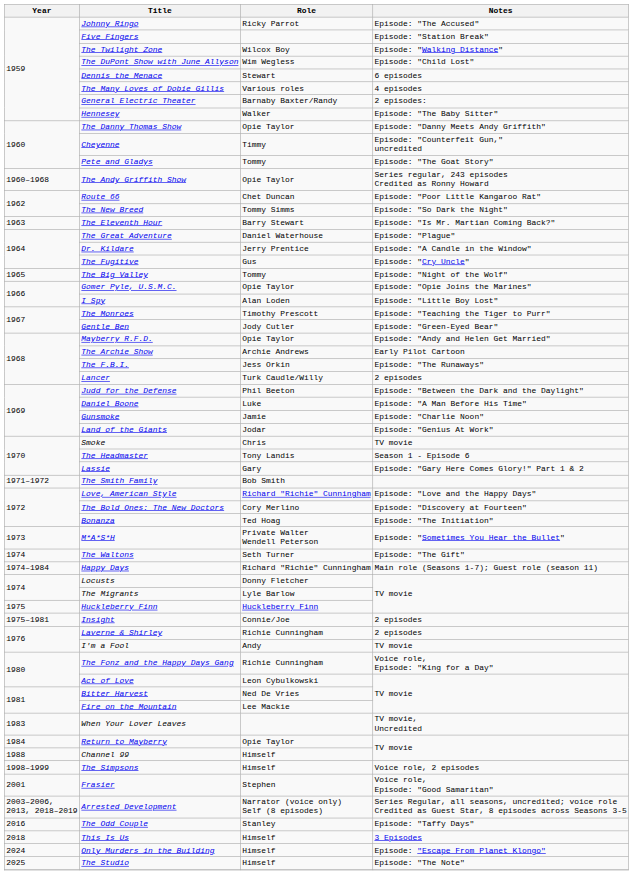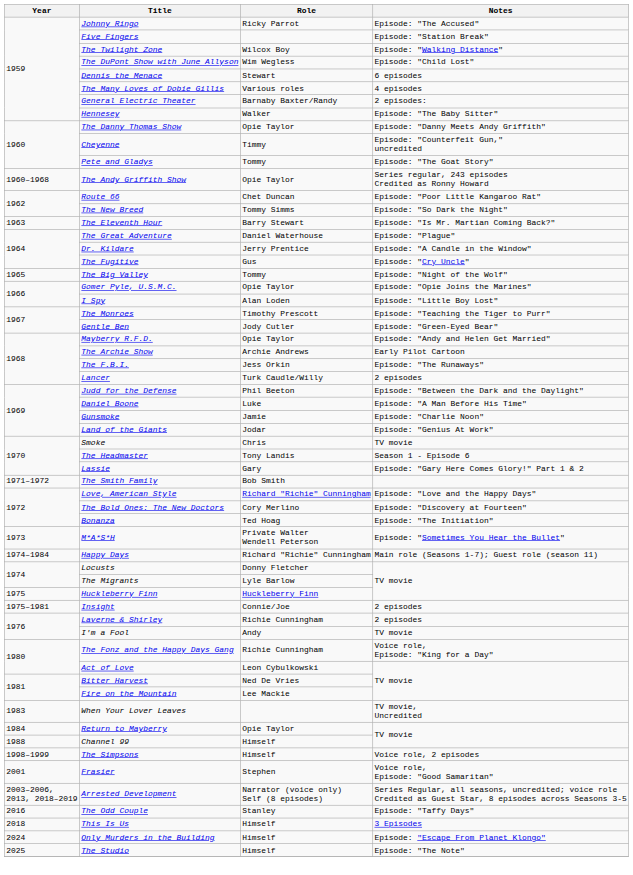- row: (108, 555)
